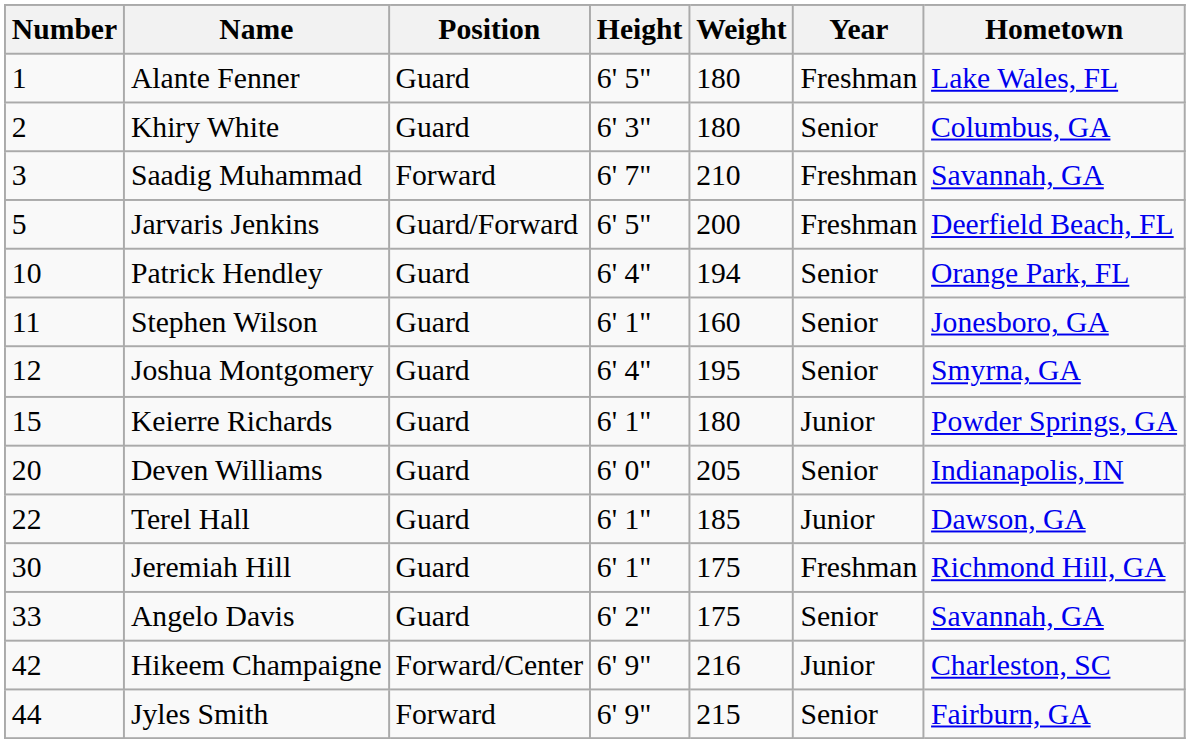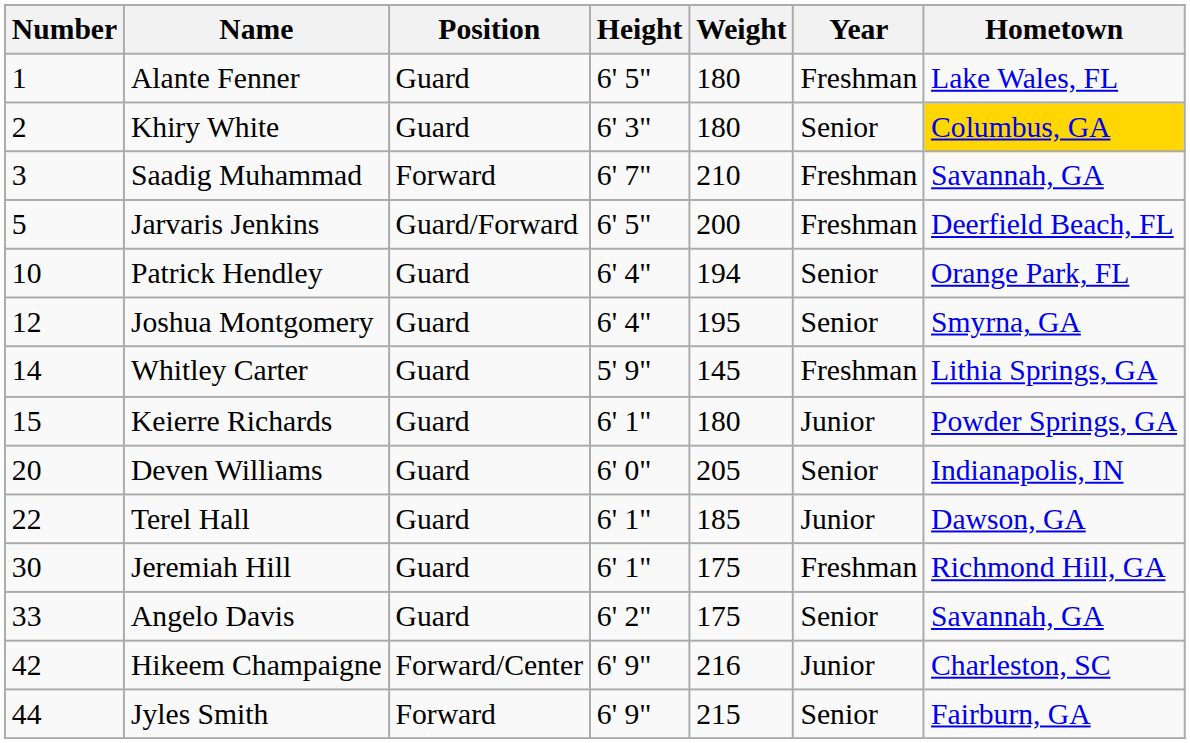(1021, 126) no background -> (1021, 126) gold background
- row: (224, 322)
+ row: (219, 371)
